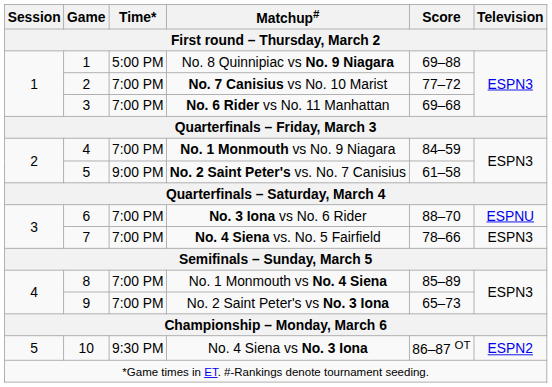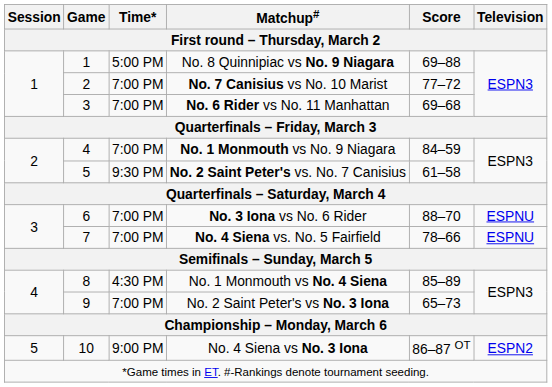(138, 172) 9:00 PM -> (138, 172) 9:30 PM
(510, 237) ESPN3 -> (510, 237) ESPNU
(138, 281) 7:00 PM -> (138, 281) 4:30 PM
(138, 348) 9:30 PM -> (138, 348) 9:00 PM
